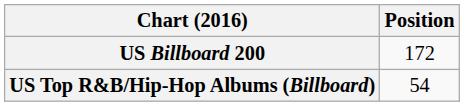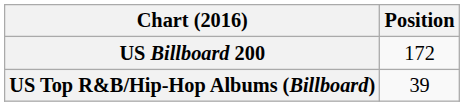(420, 85) 54 -> (420, 85) 39
